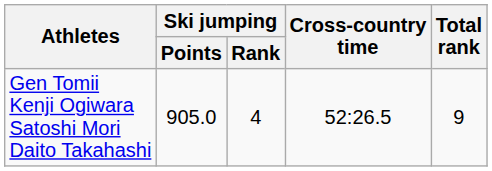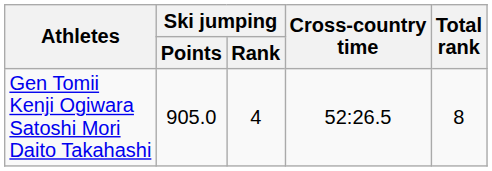(459, 118) 9 -> (459, 118) 8
